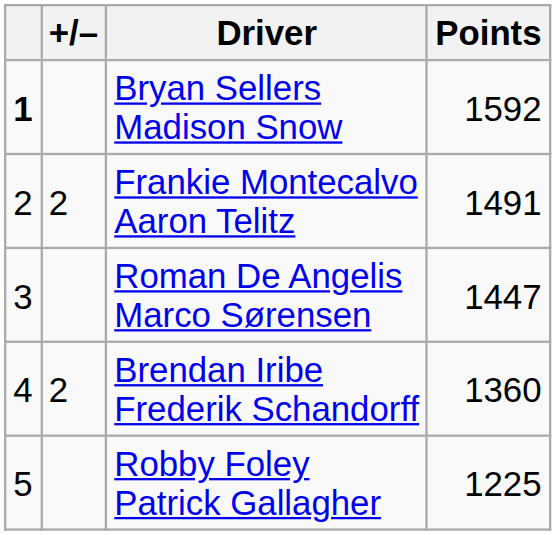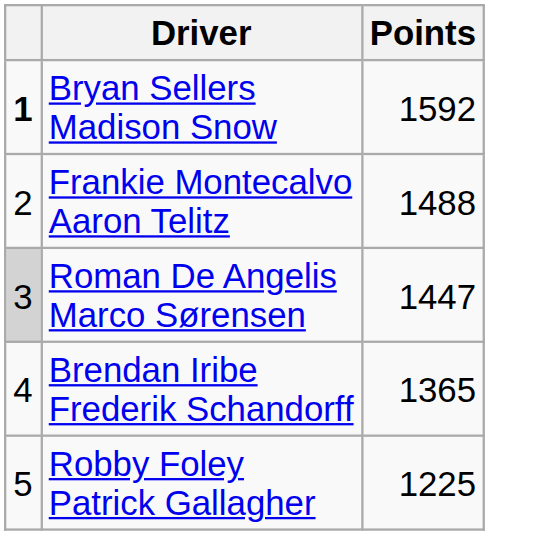- column: (73, 33)
(503, 201) 1491 -> (437, 201) 1488
(23, 296) no background -> (23, 296) lightgrey background
(503, 390) 1360 -> (437, 390) 1365
